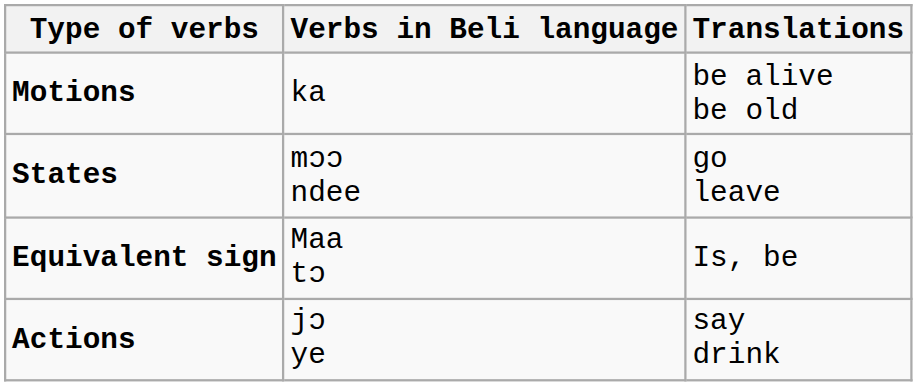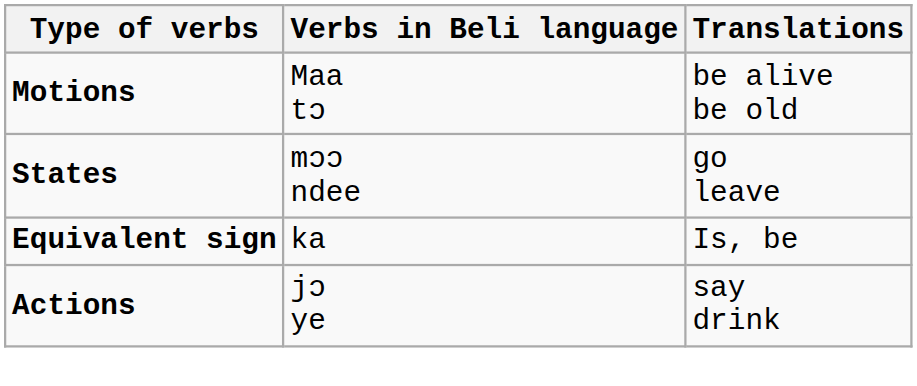(308, 94) ka -> (317, 94) Maa tɔ
(317, 257) Maa tɔ -> (308, 241) ka
